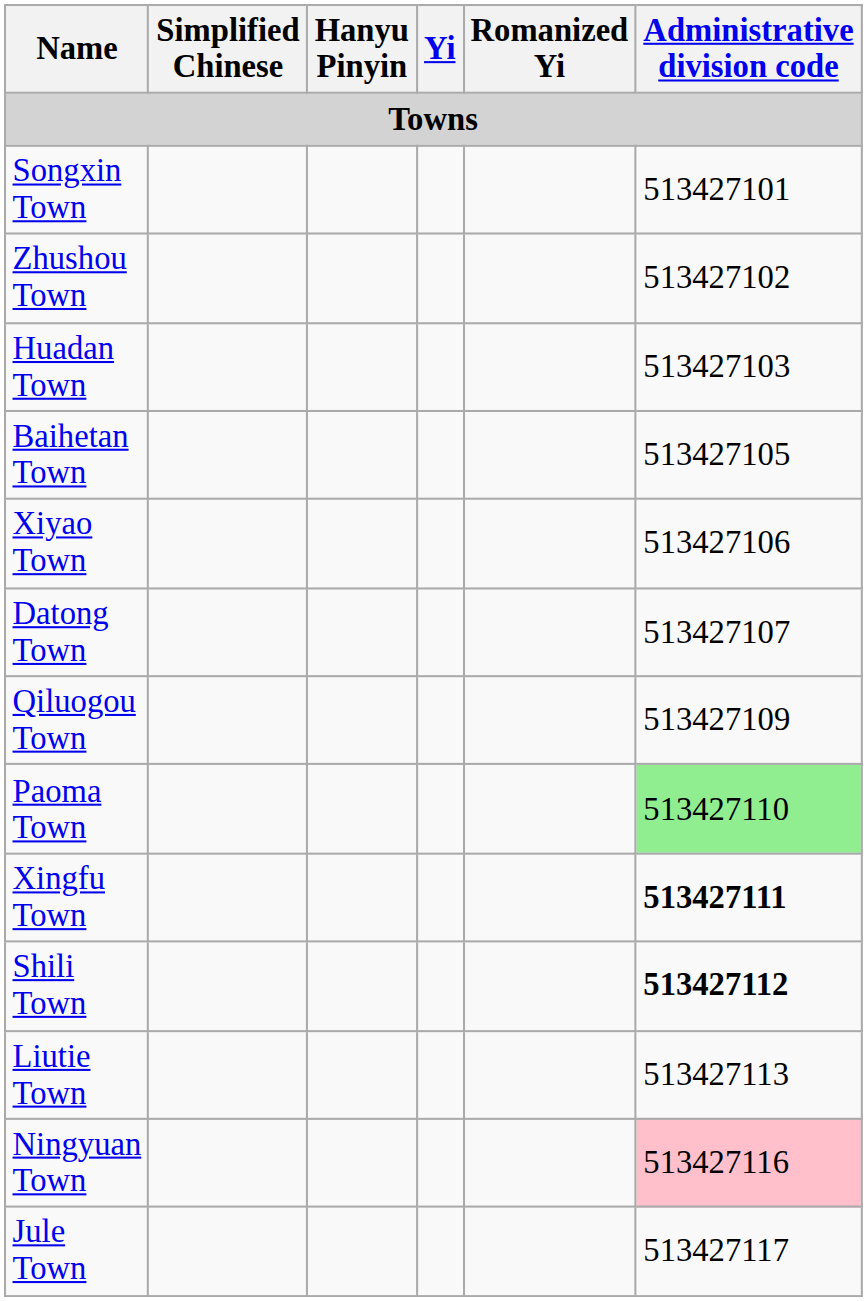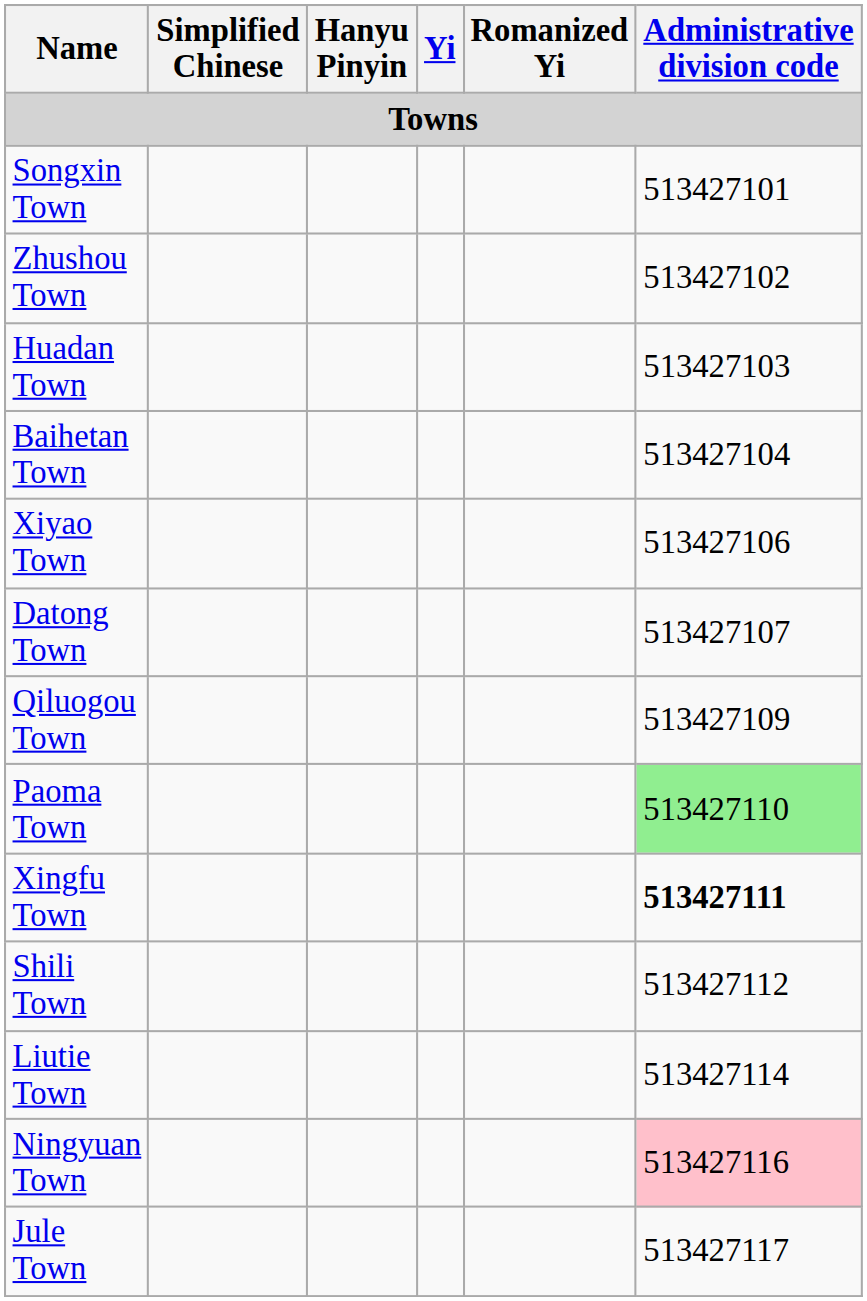(717, 454) 513427105 -> (717, 454) 513427104
(716, 985) bold -> (716, 985) normal
(716, 1073) 513427113 -> (716, 1073) 513427114
